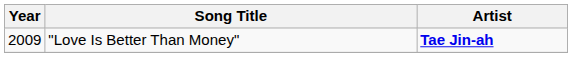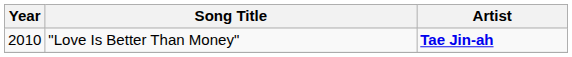(25, 40) 2009 -> (25, 40) 2010
